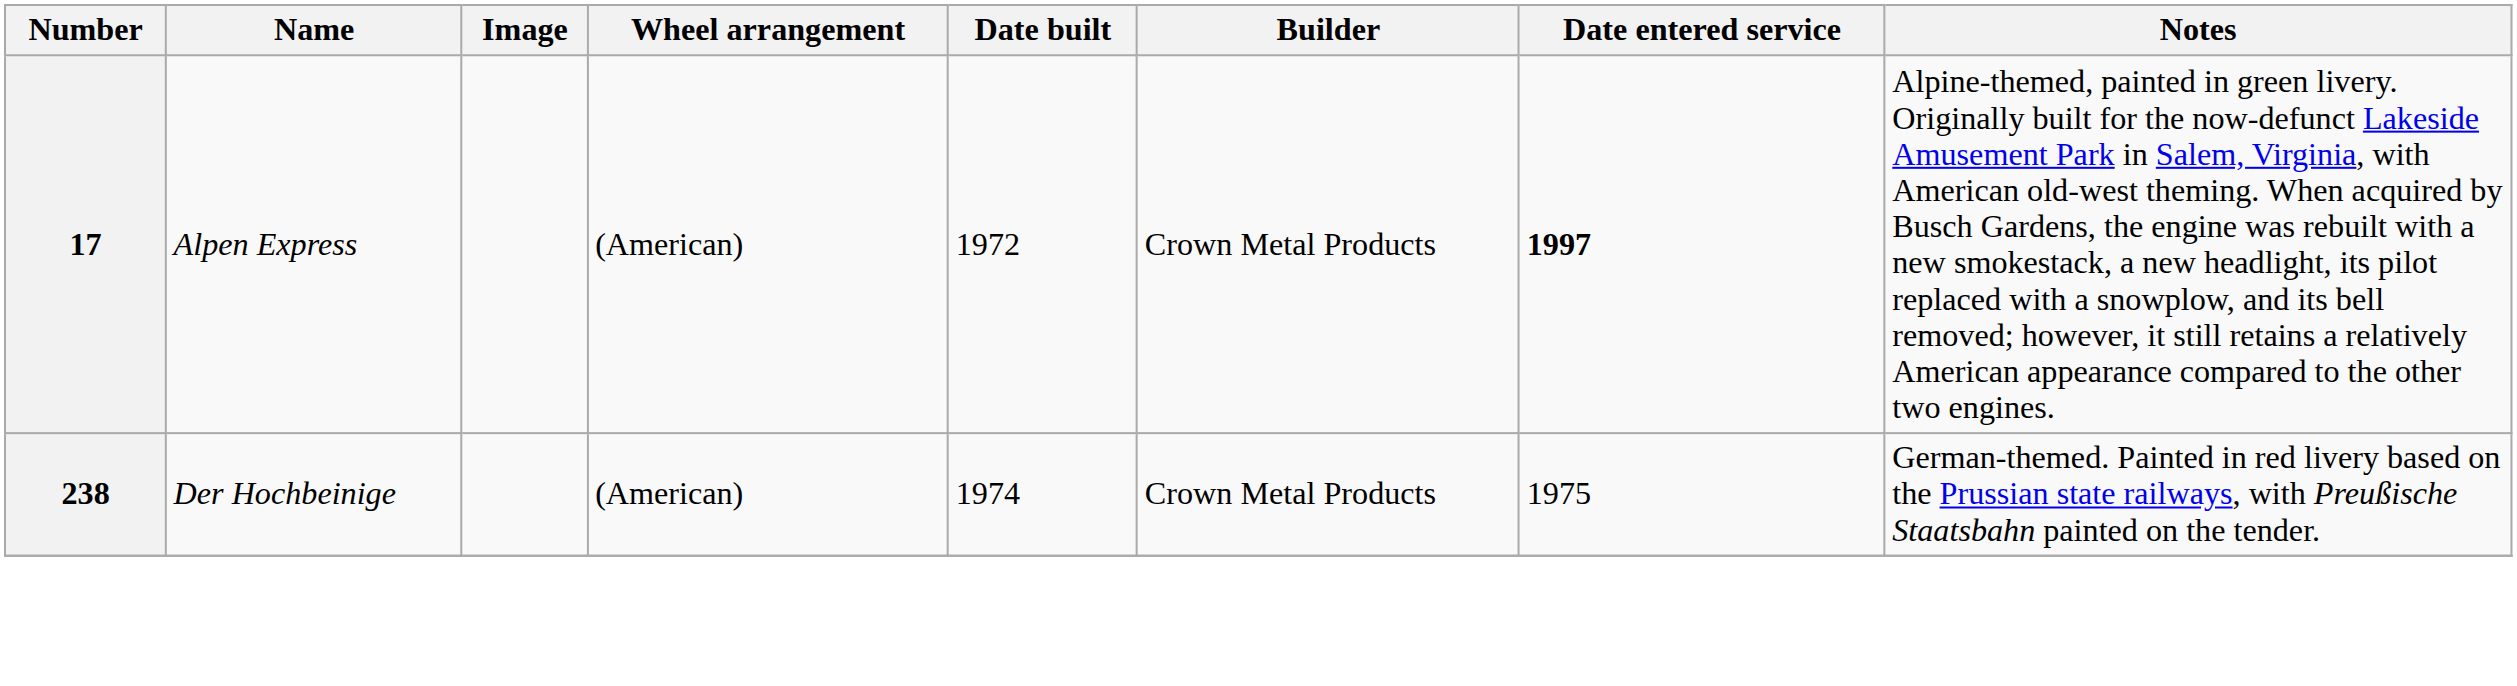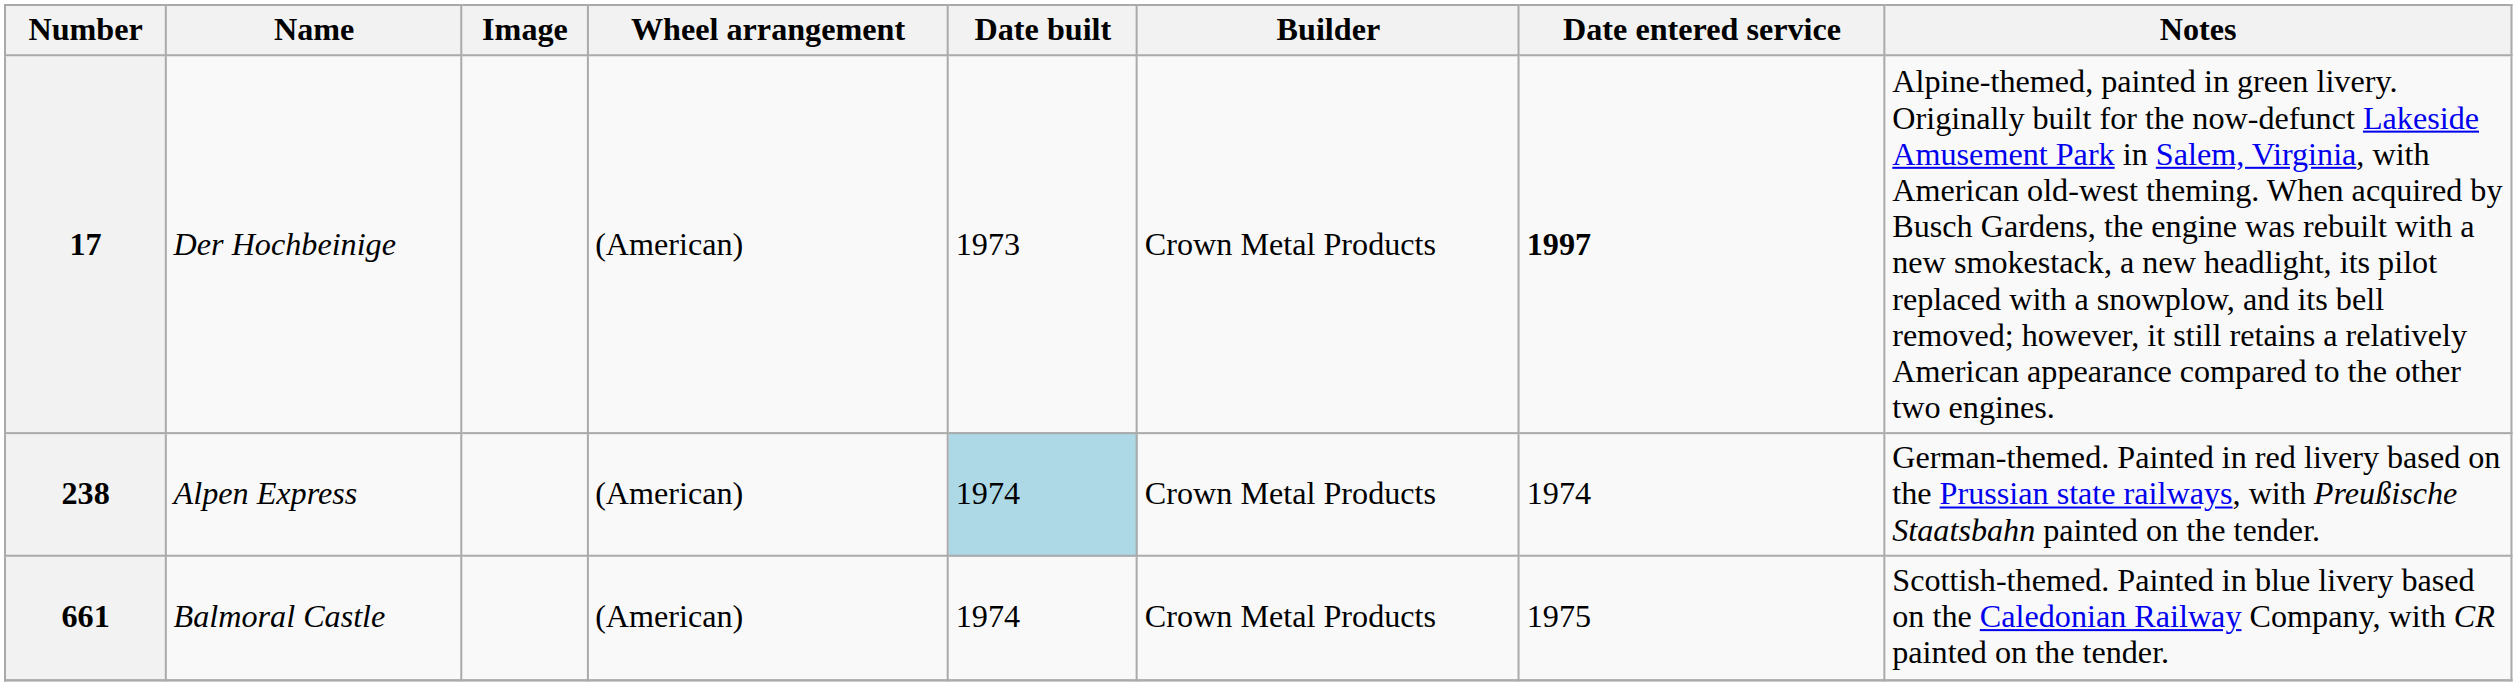(265, 243) Alpen Express -> (285, 243) Der Hochbeinige
(988, 243) 1972 -> (988, 243) 1973
(285, 493) Der Hochbeinige -> (265, 493) Alpen Express
(988, 493) no background -> (988, 493) lightblue background
(1559, 493) 1975 -> (1559, 493) 1974
+ row: (86, 617)
